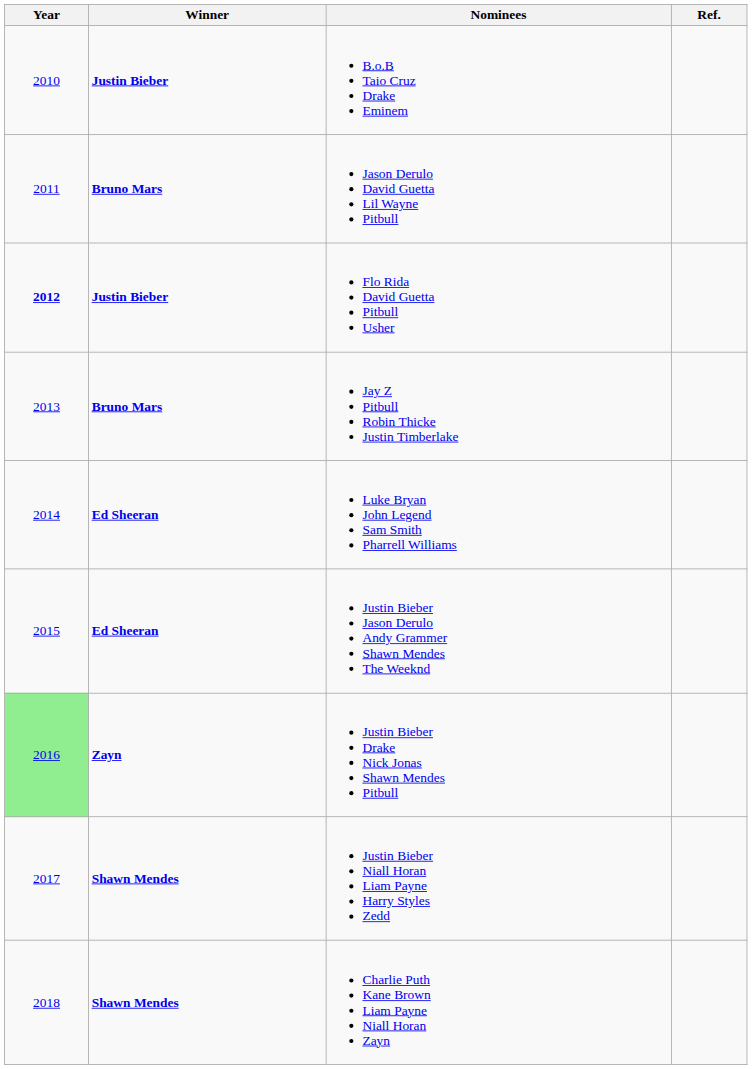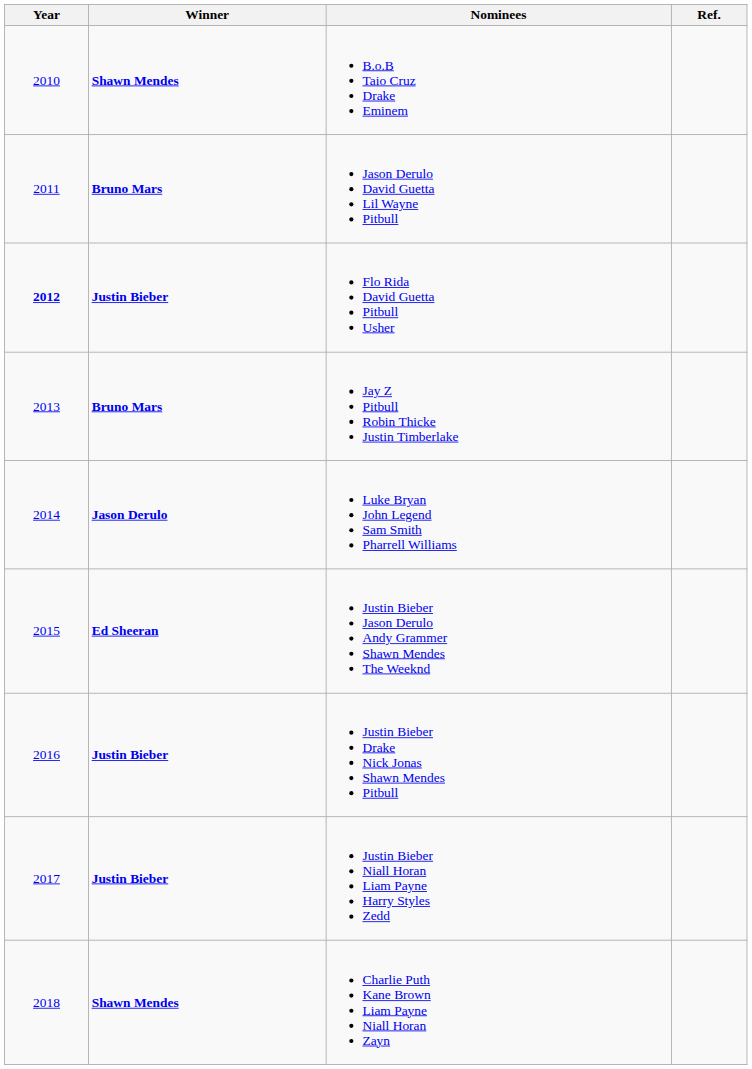(130, 80) Justin Bieber -> (135, 80) Shawn Mendes
(125, 514) Ed Sheeran -> (130, 514) Jason Derulo
(46, 754) lightgreen background -> (46, 754) no background
(107, 754) Zayn -> (130, 754) Justin Bieber
(135, 878) Shawn Mendes -> (130, 878) Justin Bieber
